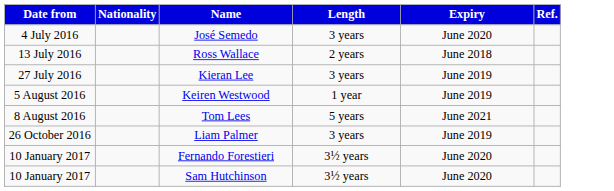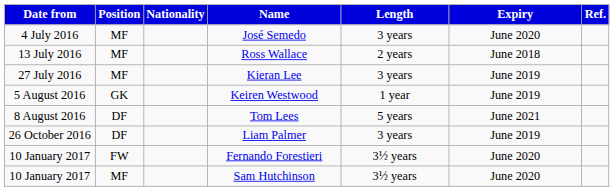+ column: (119, 14)
